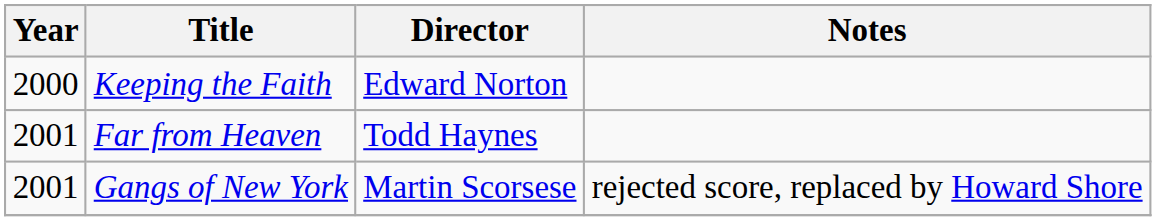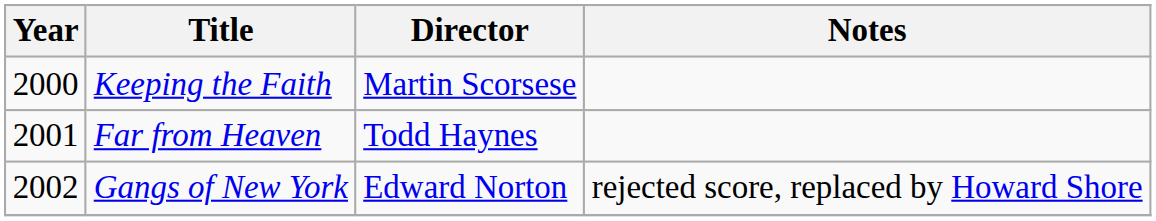(465, 82) Edward Norton -> (470, 82) Martin Scorsese
(46, 187) 2001 -> (46, 187) 2002
(470, 187) Martin Scorsese -> (465, 187) Edward Norton
